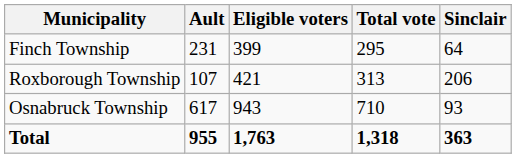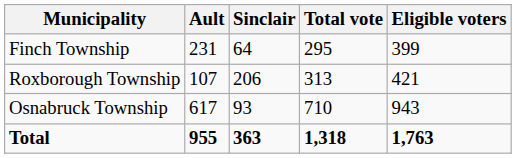columns swapped: (475, 19) <-> (291, 19)
